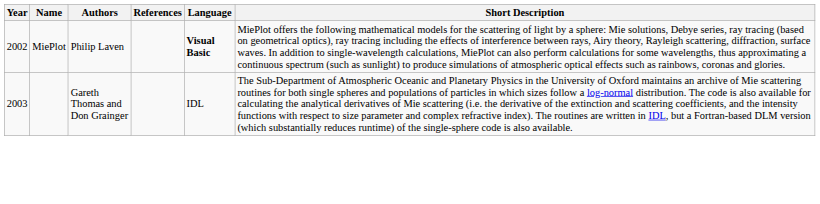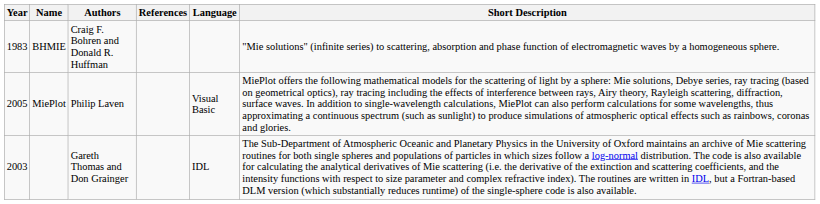+ row: (49, 46)
(17, 46) 2002 -> (17, 104) 2005
(201, 46) bold -> (205, 104) normal
